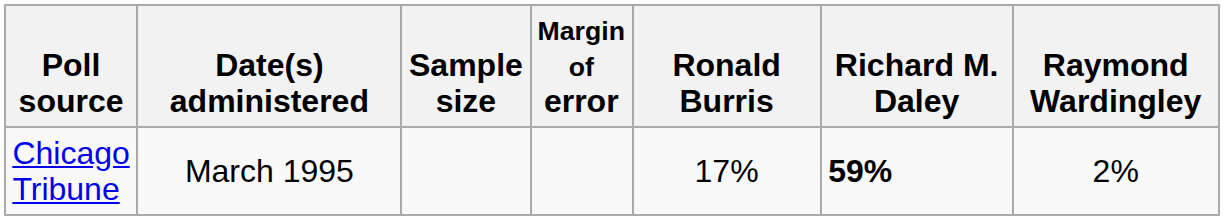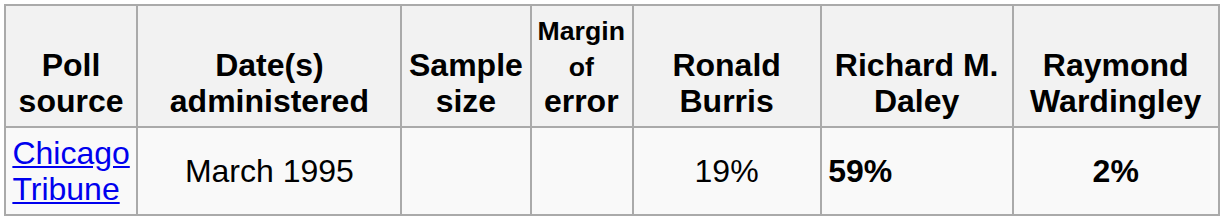(727, 170) 17% -> (727, 170) 19%
(1116, 170) normal -> (1116, 170) bold
